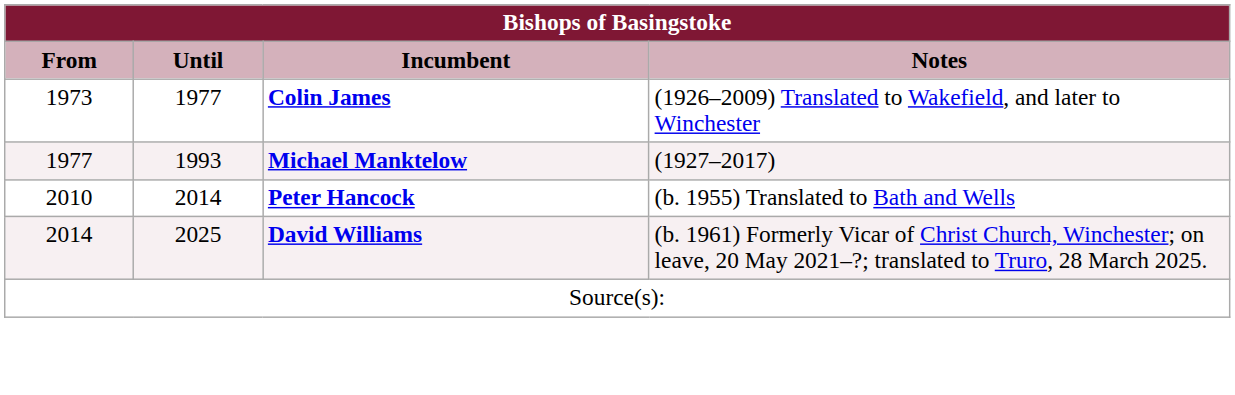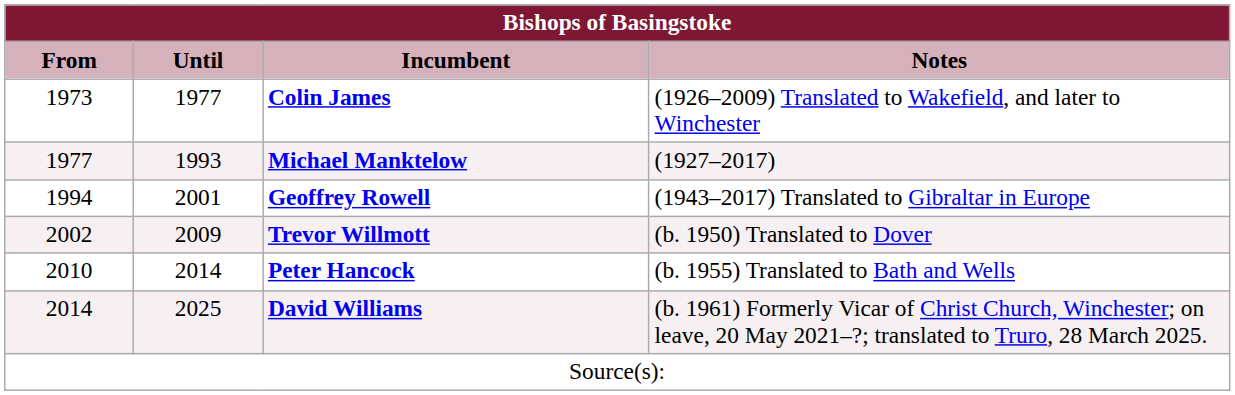+ row: (349, 197)
+ row: (349, 234)
